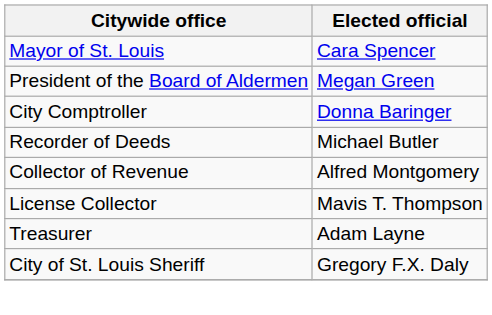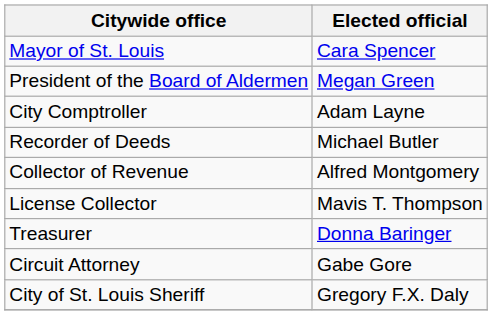(384, 111) Donna Baringer -> (371, 111) Adam Layne
(371, 233) Adam Layne -> (384, 233) Donna Baringer
+ row: (74, 264)
